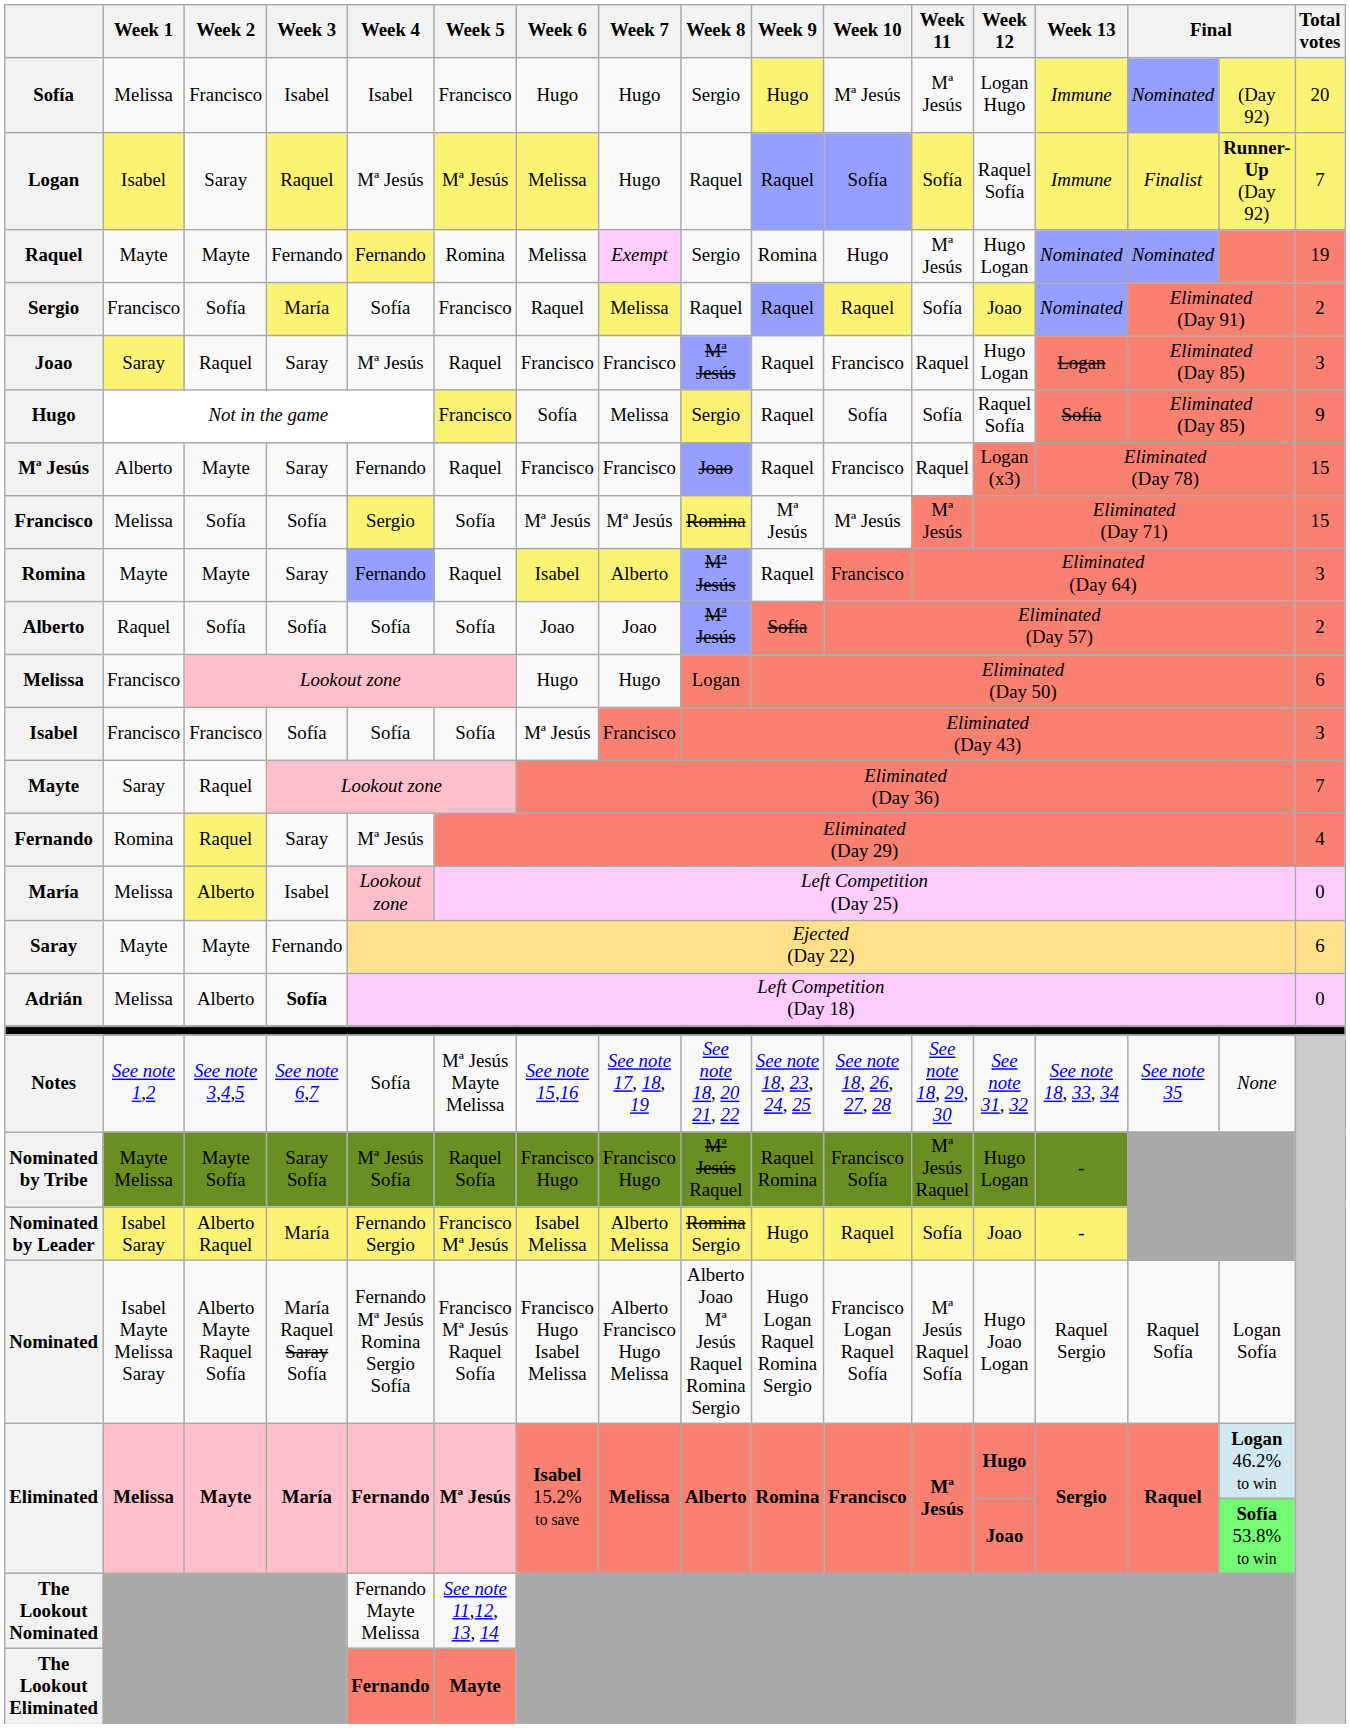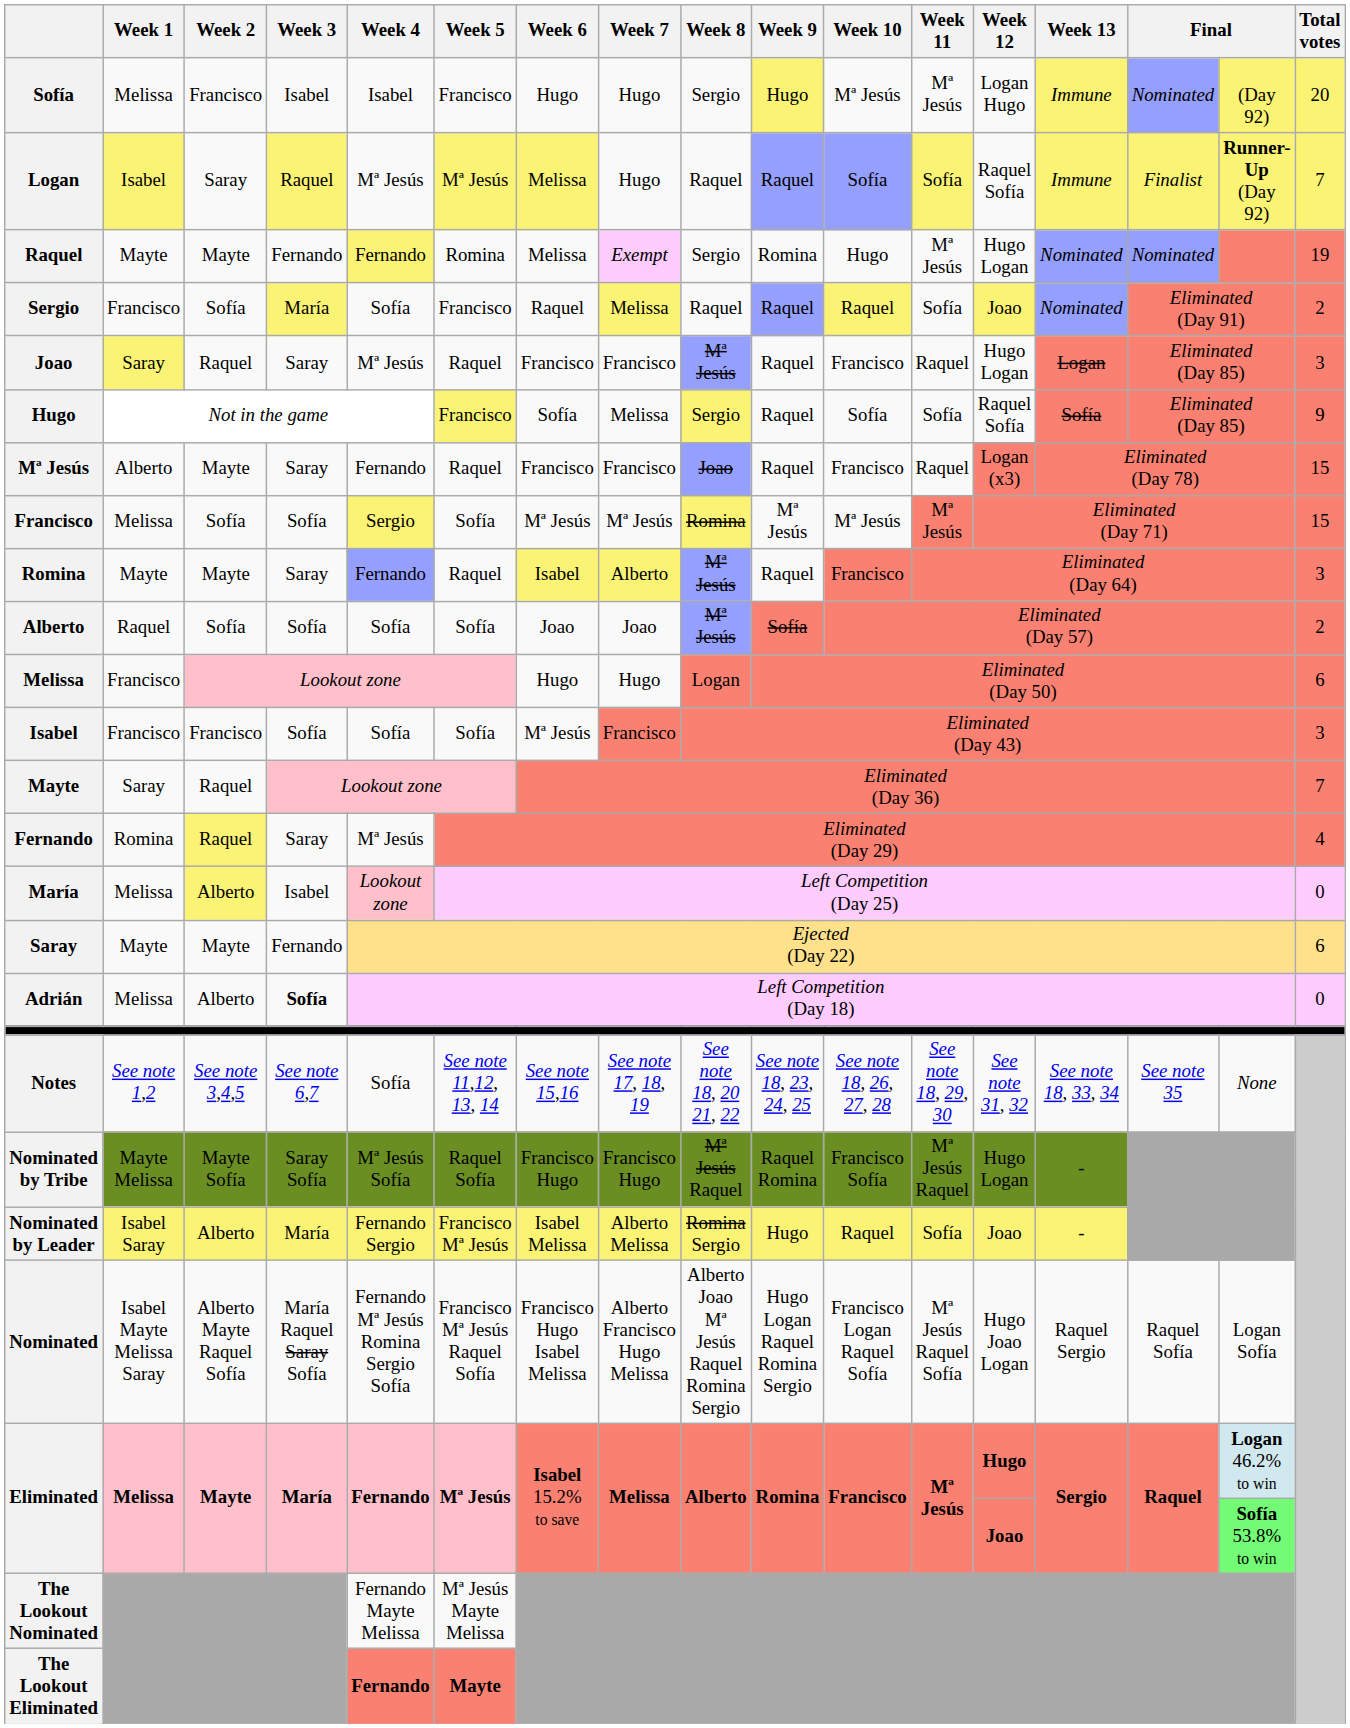(475, 1083) Mª Jesús Mayte Melissa -> (475, 1083) See note 11,12, 13, 14
(226, 1233) Alberto Raquel -> (226, 1233) Alberto
(475, 1610) See note 11,12, 13, 14 -> (475, 1610) Mª Jesús Mayte Melissa
